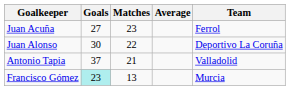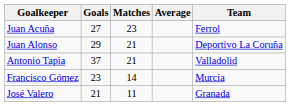(96, 45) 30 -> (96, 45) 29
(132, 45) 22 -> (132, 45) 21
(96, 77) paleturquoise background -> (96, 77) no background
(132, 77) 13 -> (132, 77) 14
+ row: (30, 93)
